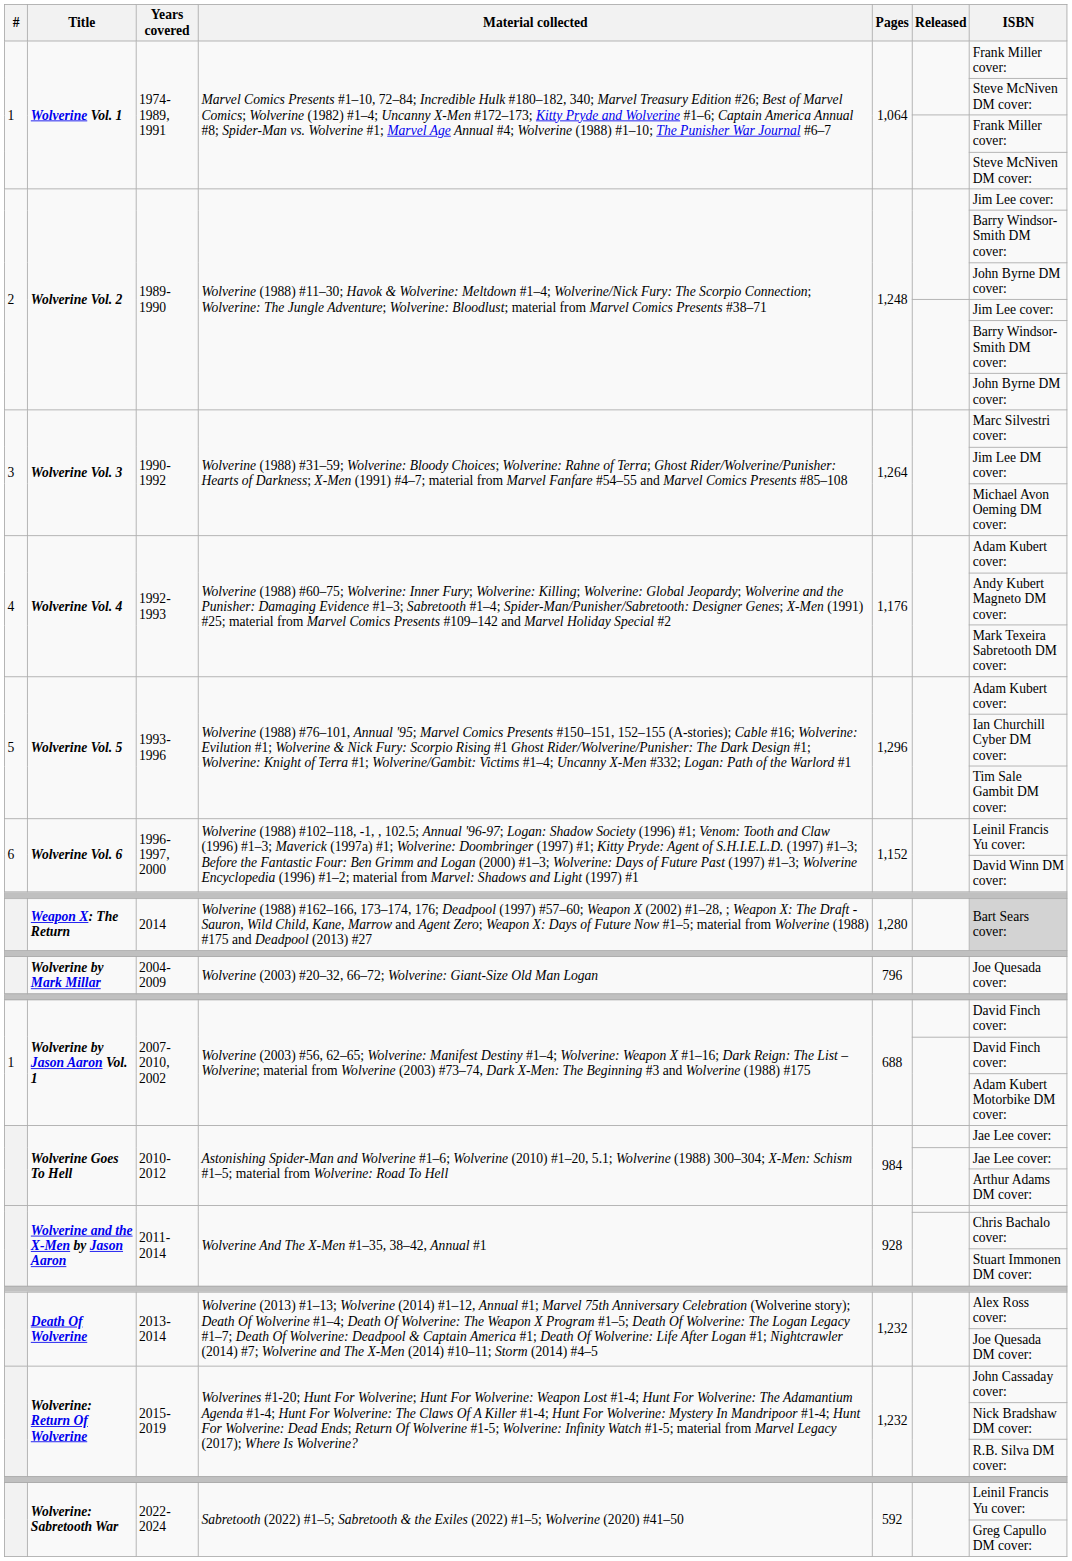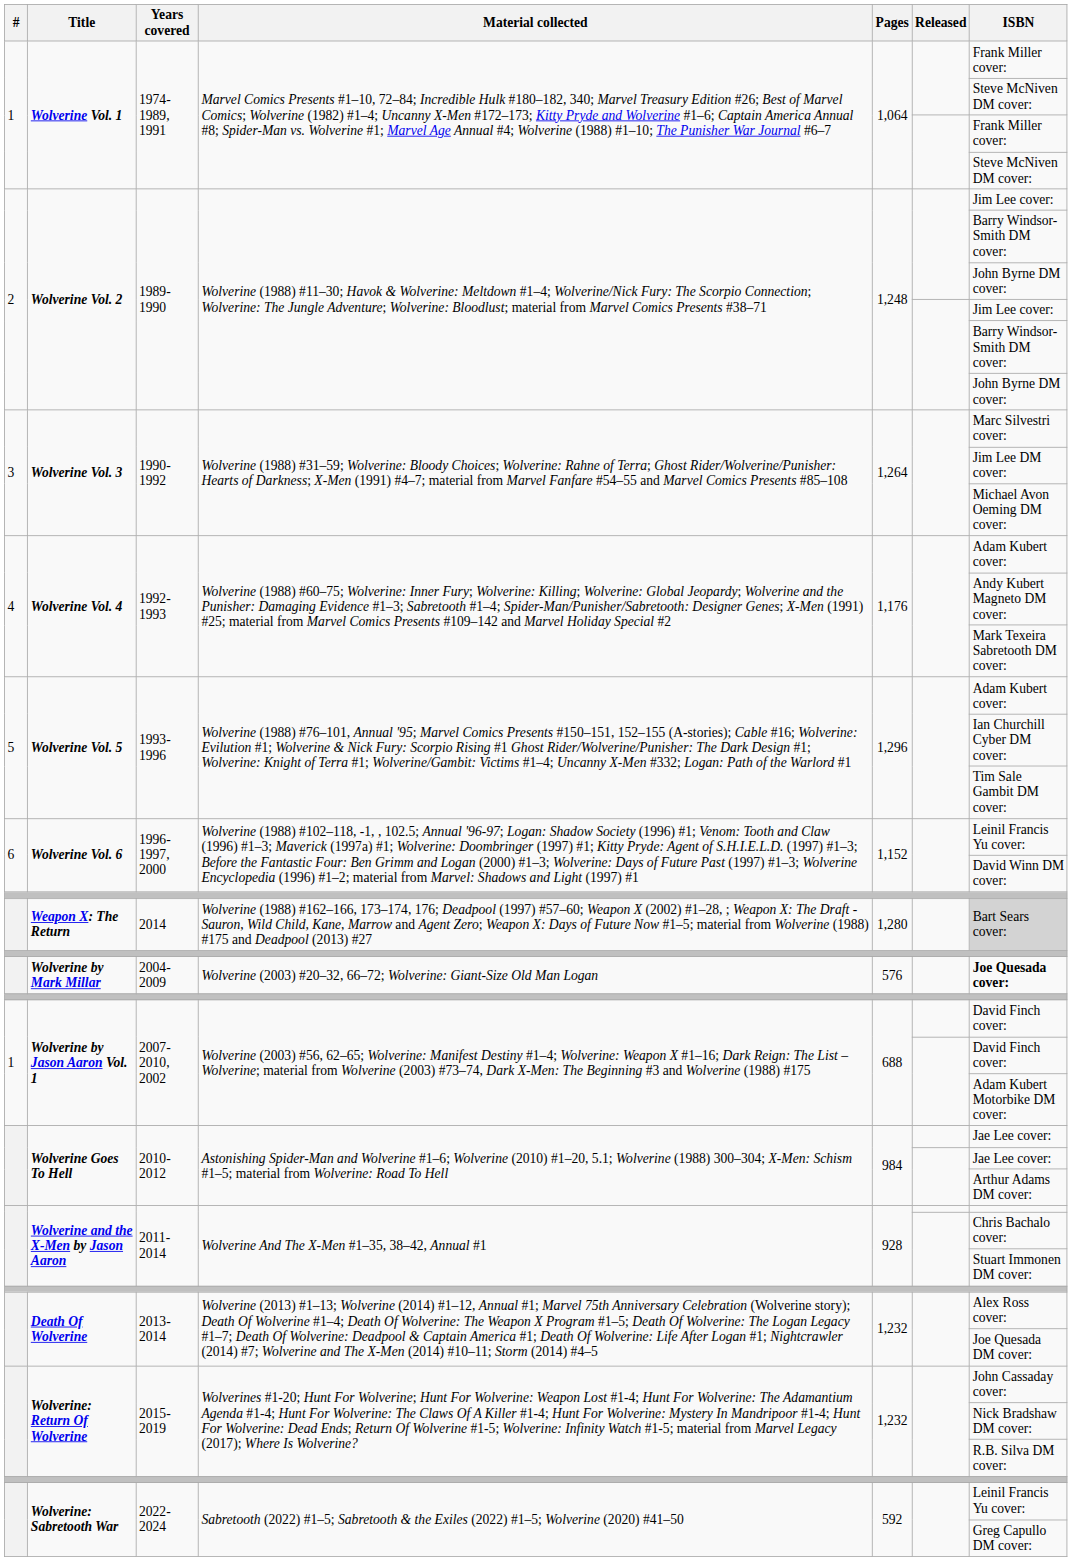(892, 975) 796 -> (892, 975) 576
(1007, 975) normal -> (1010, 975) bold
